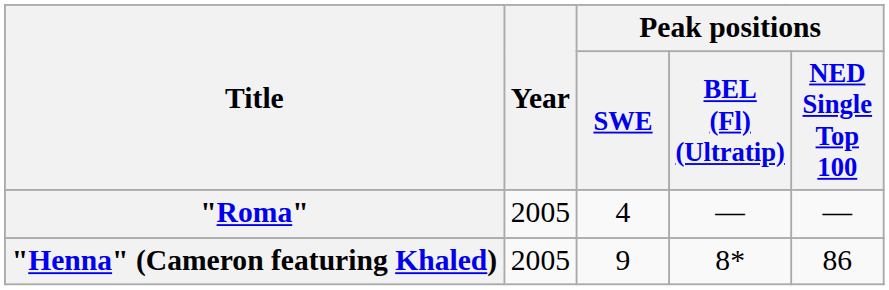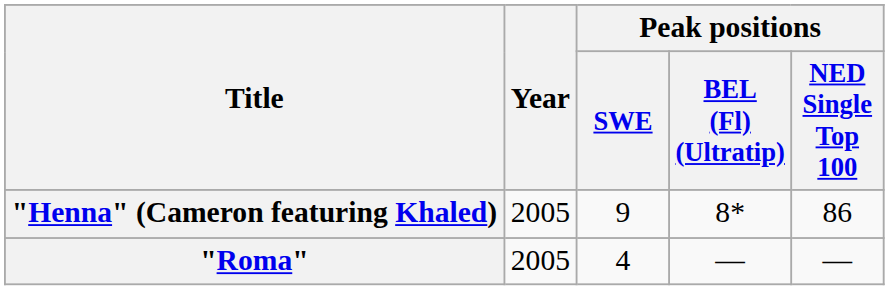rows swapped: (254, 213) <-> (254, 260)
